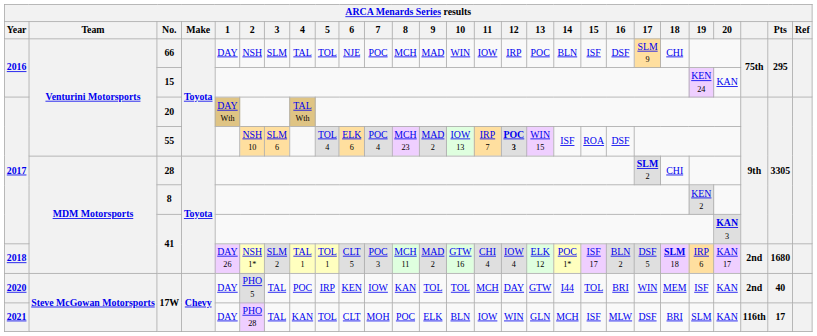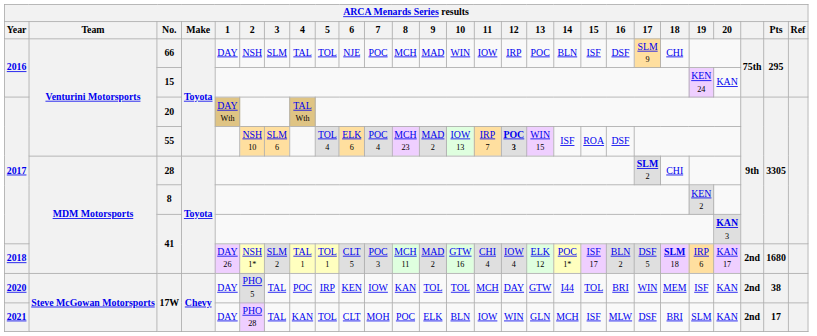(780, 287) 40 -> (776, 287) 38
(754, 317) 116th -> (752, 317) 2nd
